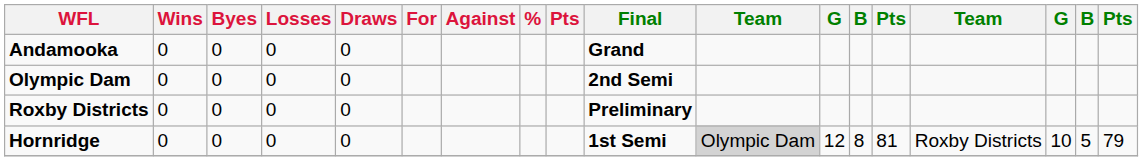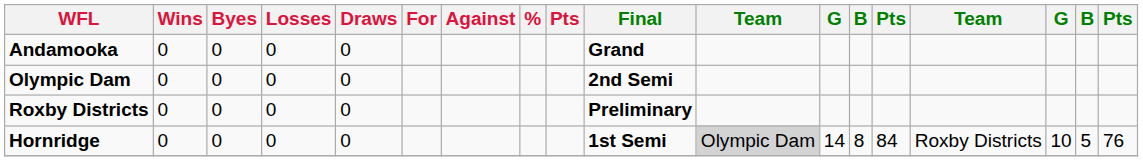(834, 140) 12 -> (834, 140) 14
(887, 140) 81 -> (887, 140) 84
(1114, 140) 79 -> (1114, 140) 76
